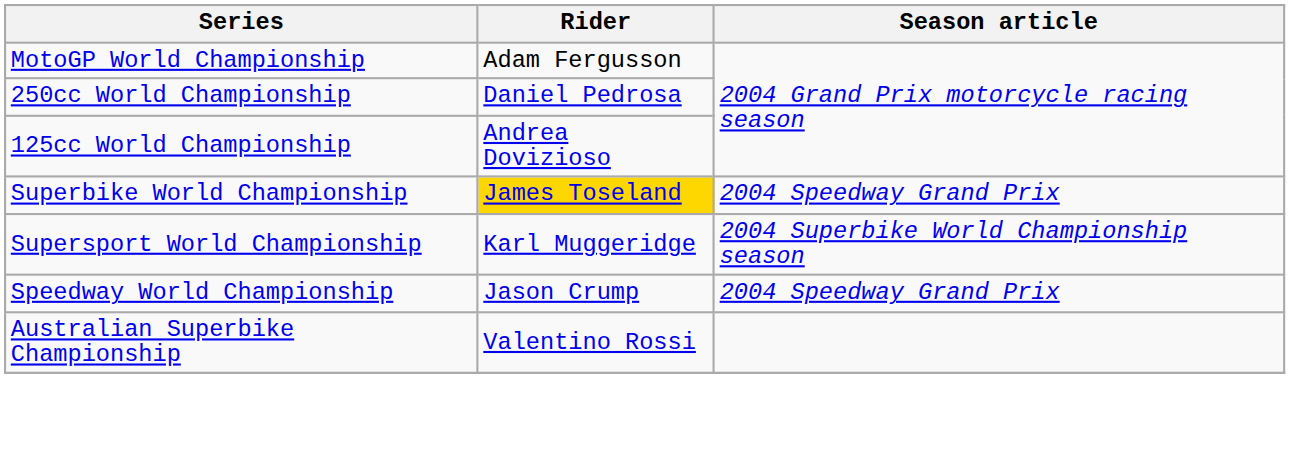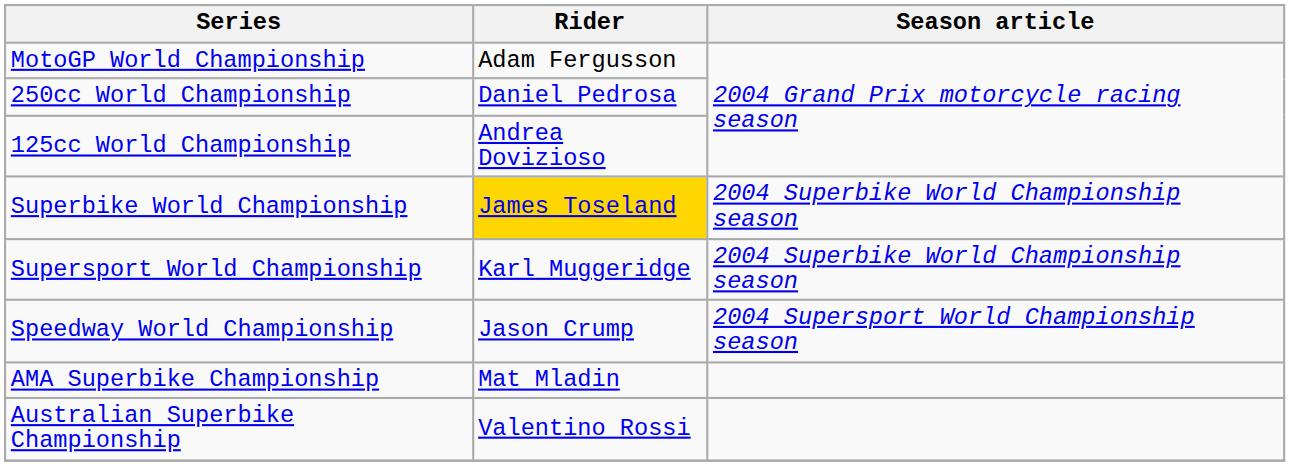(890, 195) 2004 Speedway Grand Prix -> (947, 208) 2004 Superbike World Championship season
(890, 293) 2004 Speedway Grand Prix -> (954, 331) 2004 Supersport World Championship season
+ row: (195, 380)
